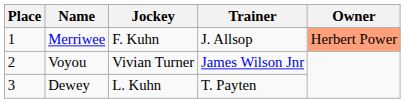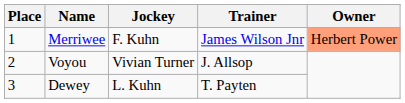(227, 39) J. Allsop -> (253, 39) James Wilson Jnr
(253, 62) James Wilson Jnr -> (227, 62) J. Allsop
